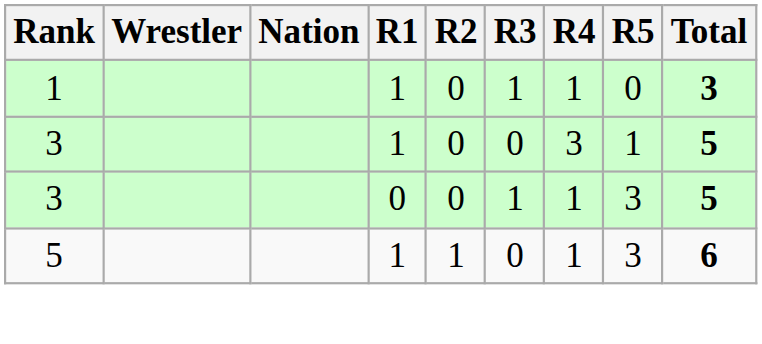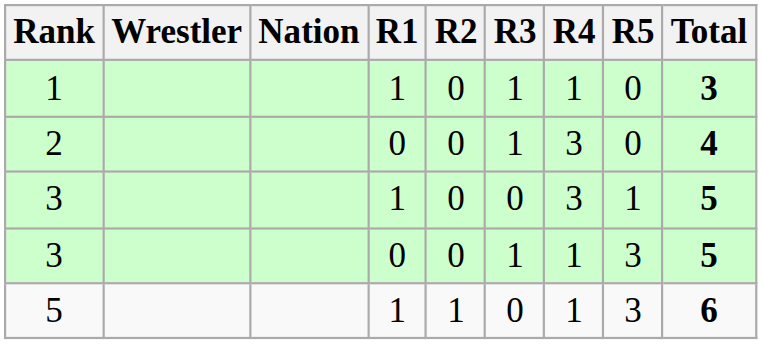+ row: (54, 143)
